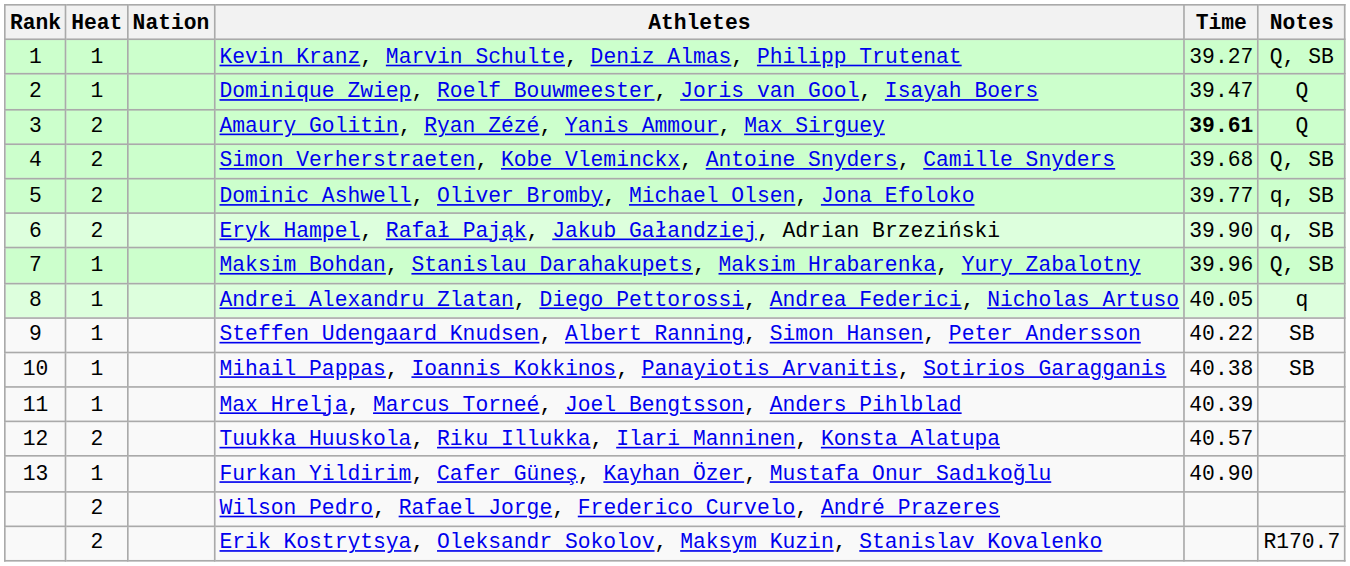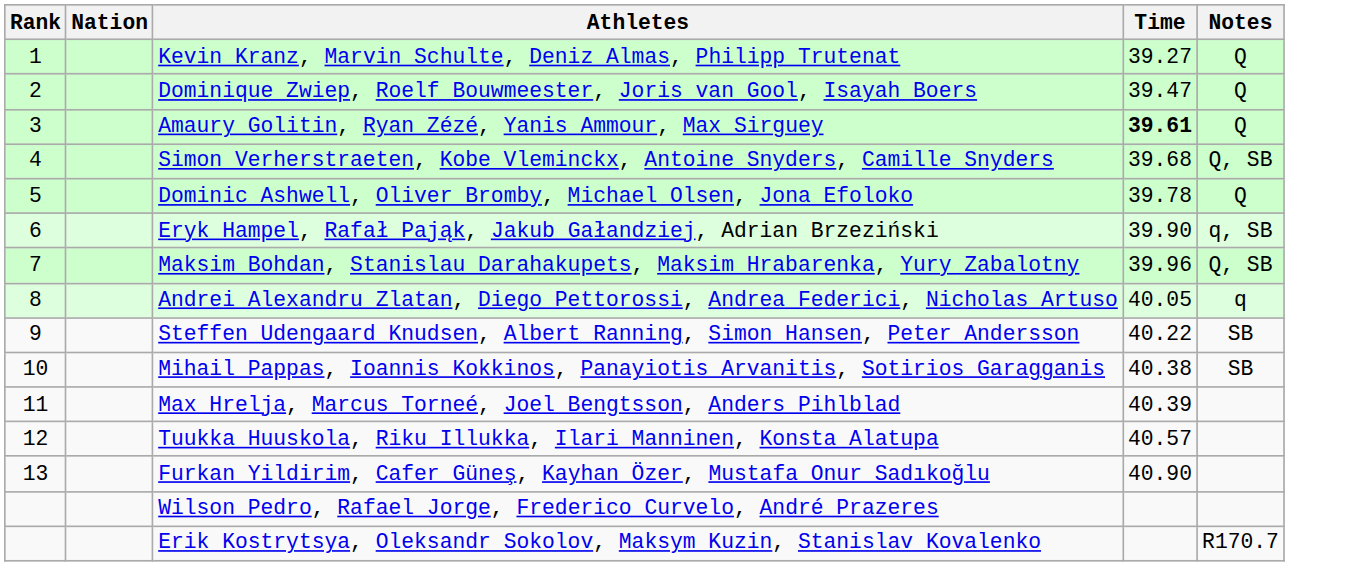- column: (97, 22)
(1302, 57) Q, SB -> (1240, 57) Q
(1221, 196) 39.77 -> (1160, 196) 39.78
(1302, 196) q, SB -> (1240, 196) Q
